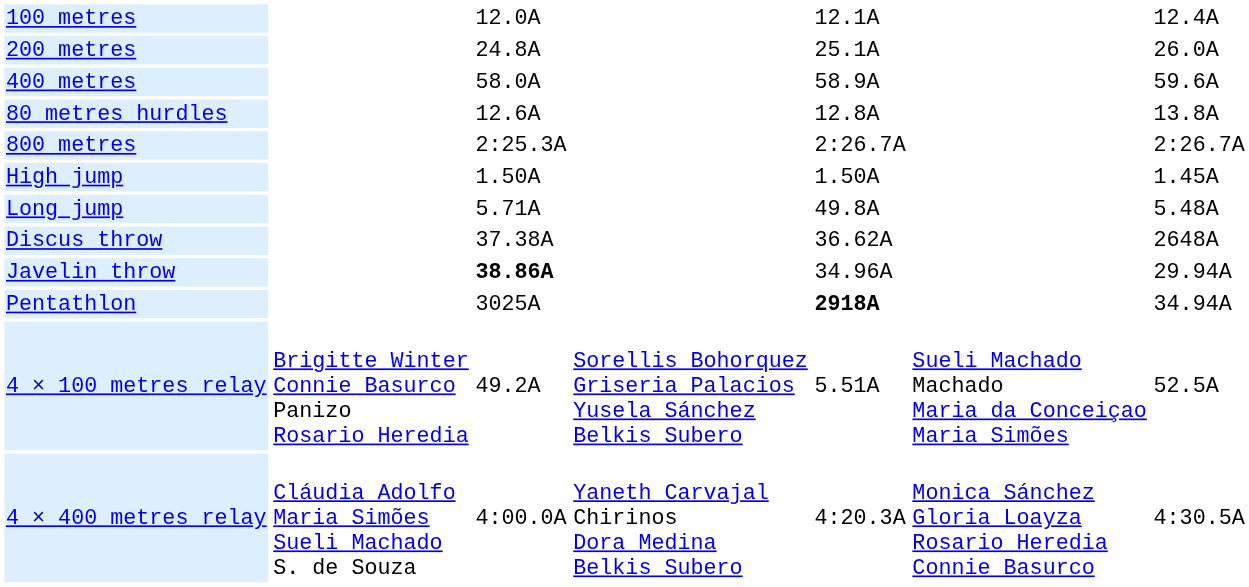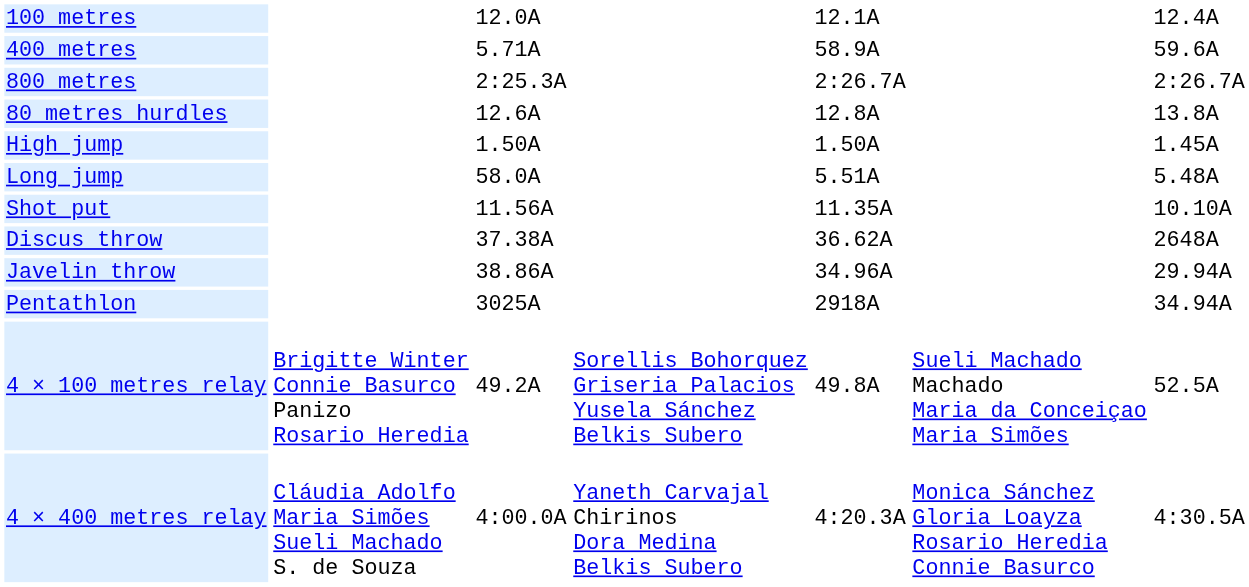- row: (71, 50)
(508, 82) 58.0A -> (508, 50) 5.71A
rows swapped: (71, 145) <-> (117, 114)
(508, 209) 5.71A -> (508, 177) 58.0A
(847, 209) 49.8A -> (847, 177) 5.51A
+ row: (58, 209)
(514, 272) bold -> (514, 272) normal
(847, 304) bold -> (847, 304) normal
(847, 386) 5.51A -> (847, 386) 49.8A
